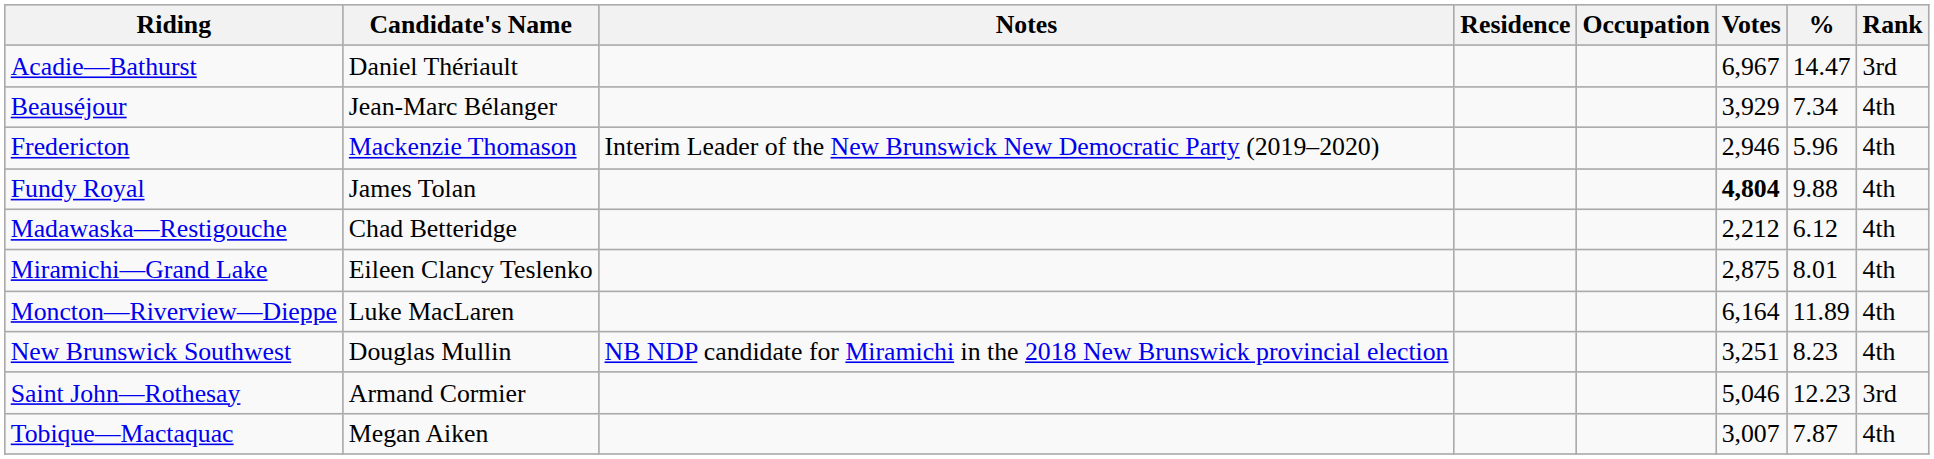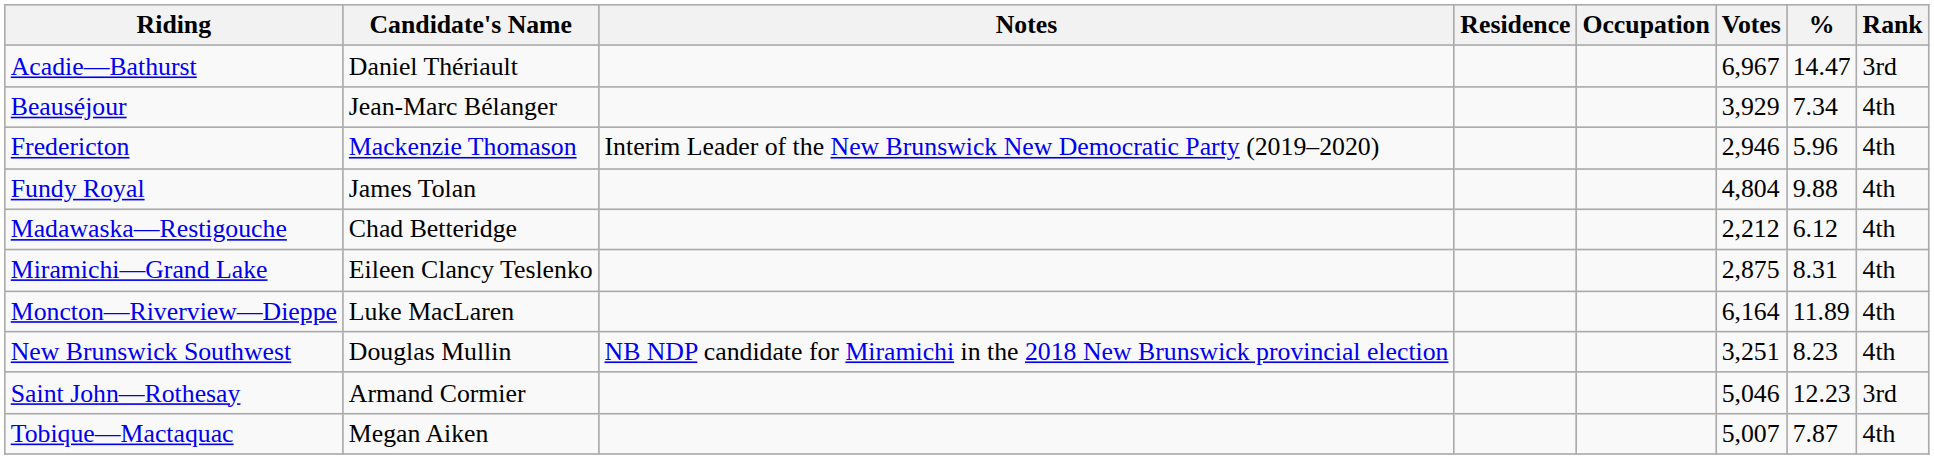(1751, 188) bold -> (1751, 188) normal
(1815, 270) 8.01 -> (1815, 270) 8.31
(1751, 433) 3,007 -> (1751, 433) 5,007
